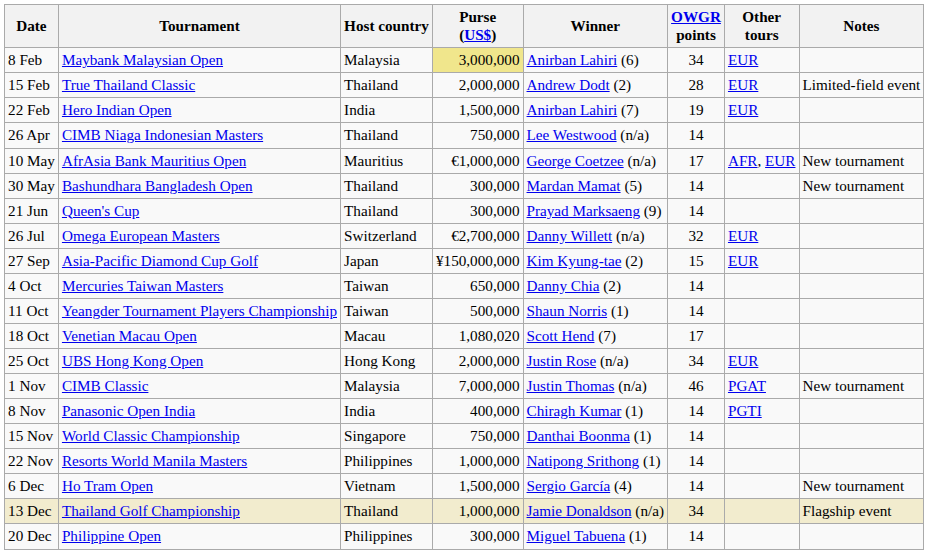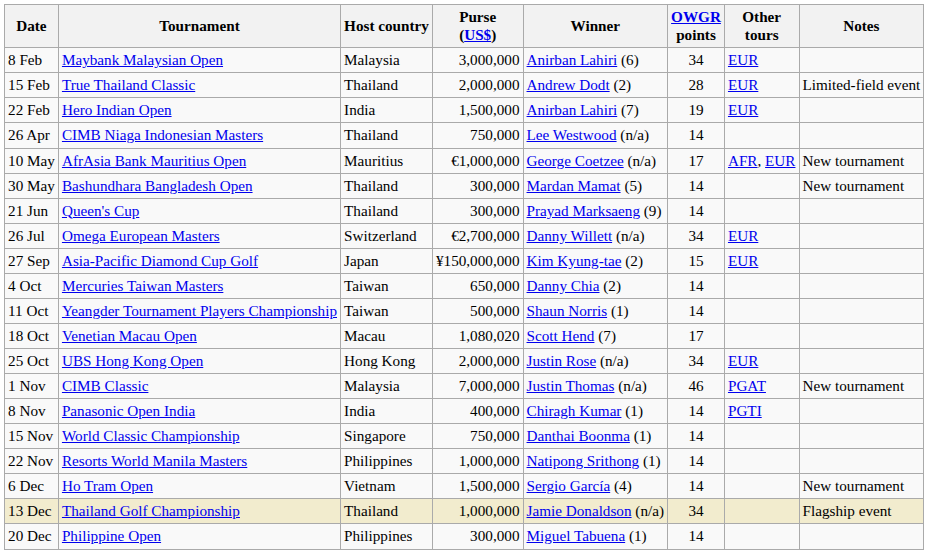(489, 60) khaki background -> (489, 60) no background
(696, 235) 32 -> (696, 235) 34
